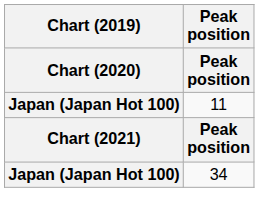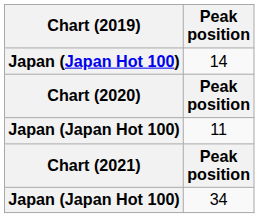+ row: (219, 61)
